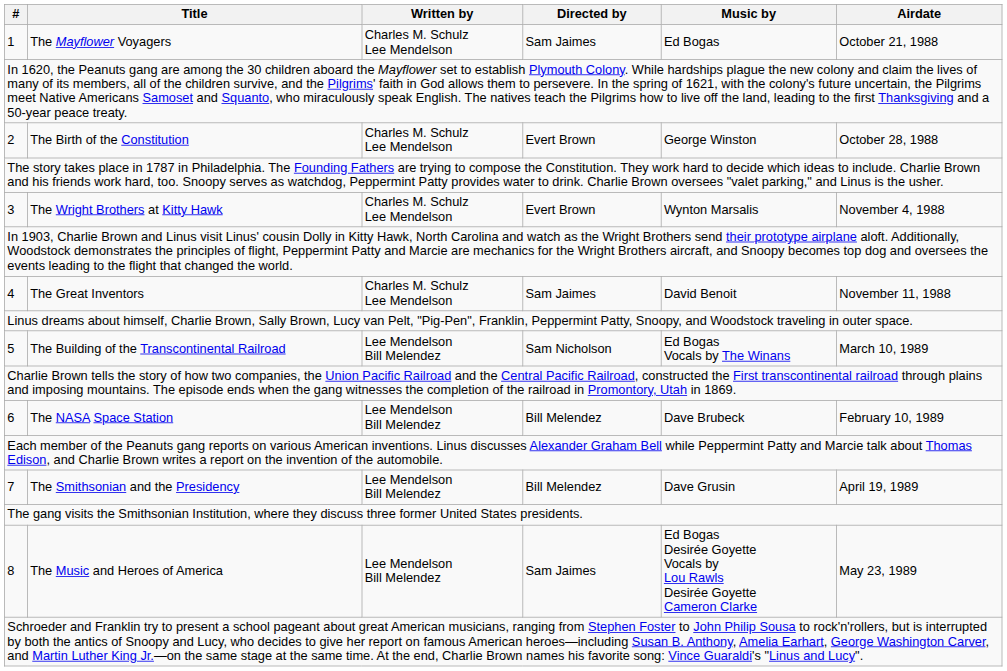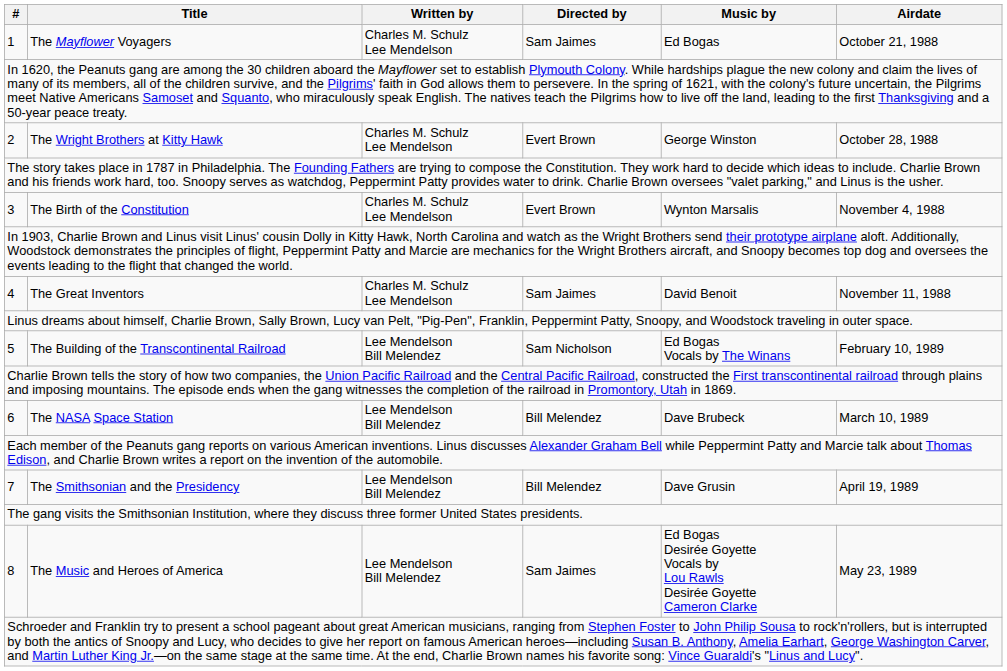(110, 140) The Birth of the Constitution -> (126, 140) The Wright Brothers at Kitty Hawk
(126, 209) The Wright Brothers at Kitty Hawk -> (110, 209) The Birth of the Constitution
(884, 348) March 10, 1989 -> (892, 348) February 10, 1989
(892, 417) February 10, 1989 -> (884, 417) March 10, 1989
